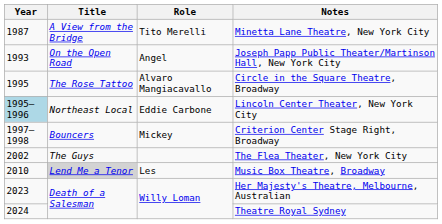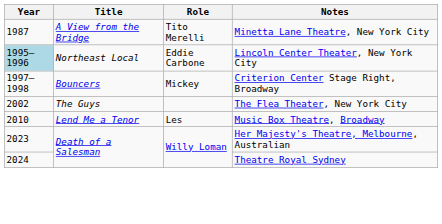- row: (335, 58)
- row: (315, 84)
(91, 170) lightgrey background -> (97, 119) no background
